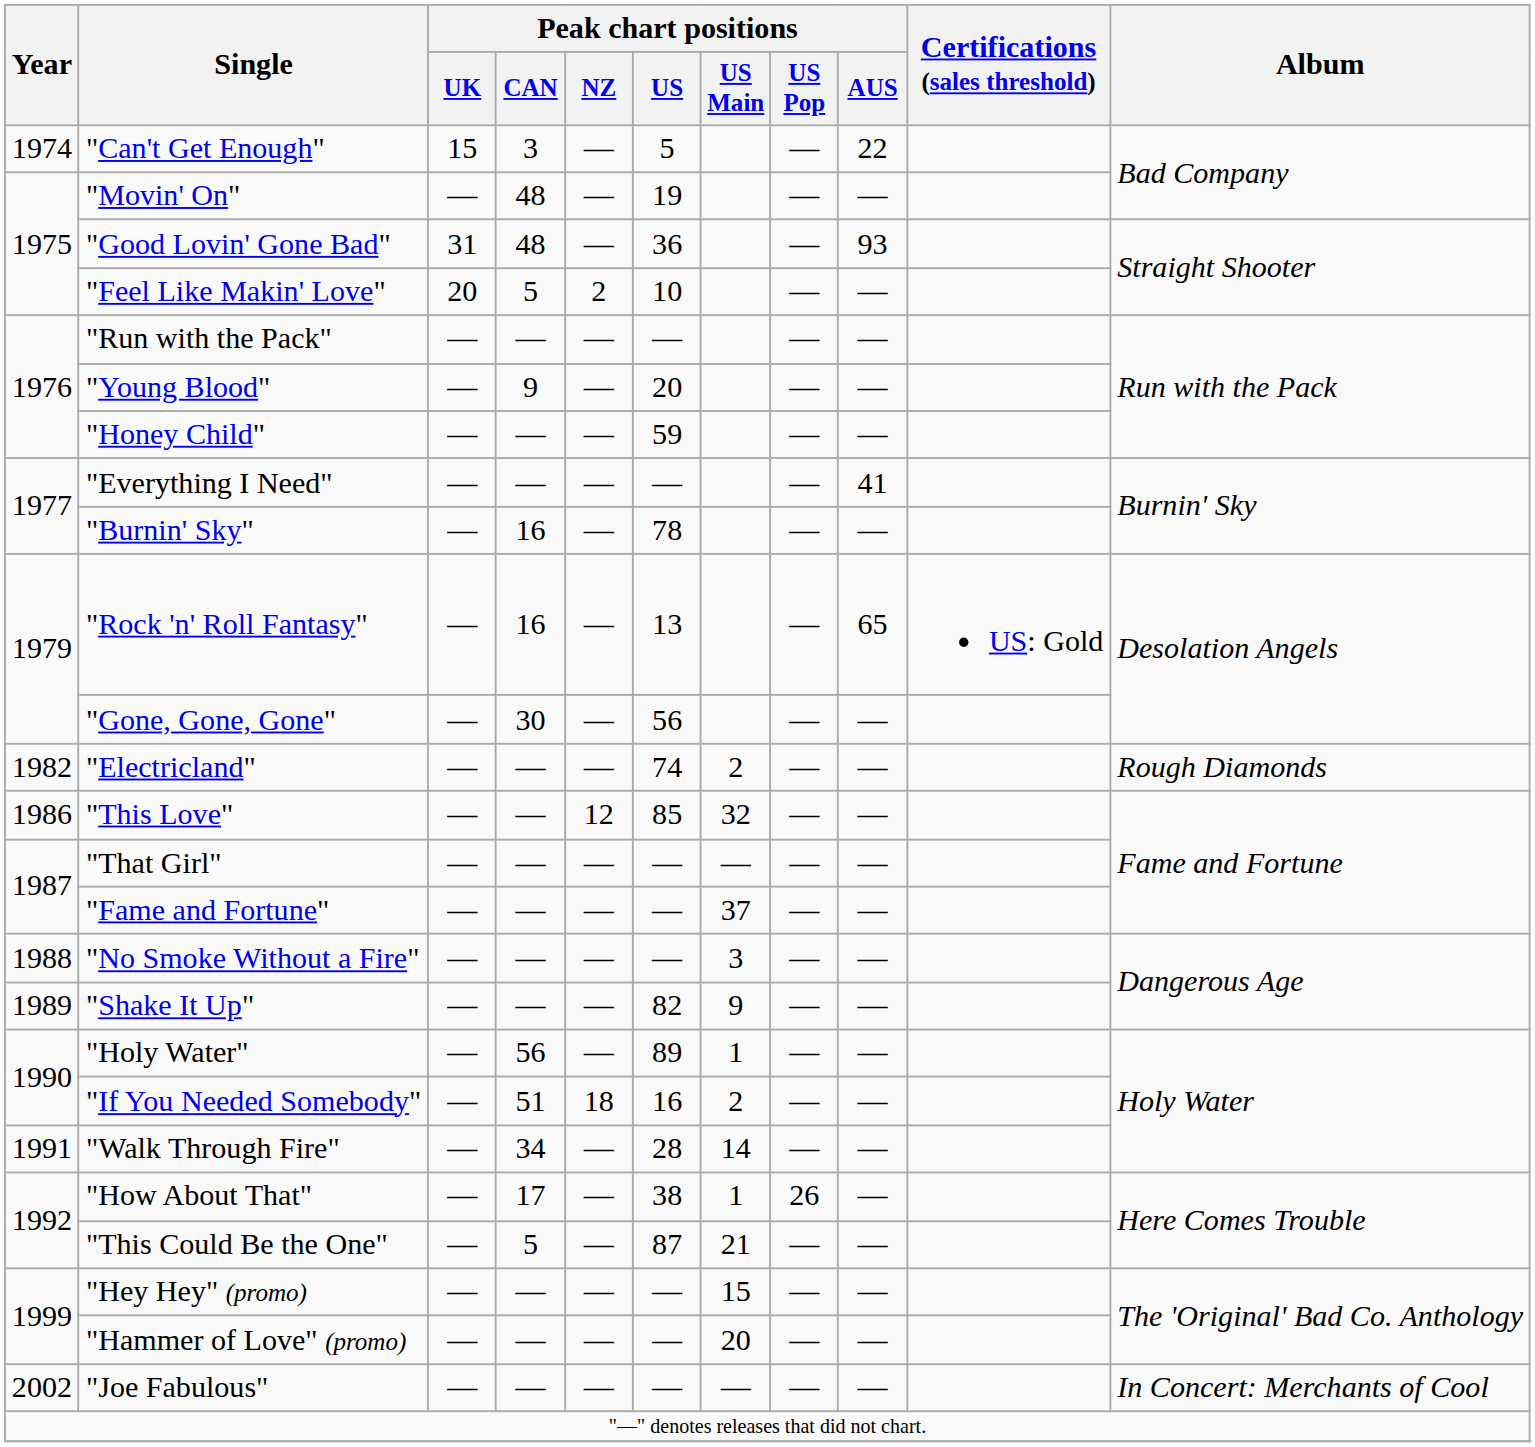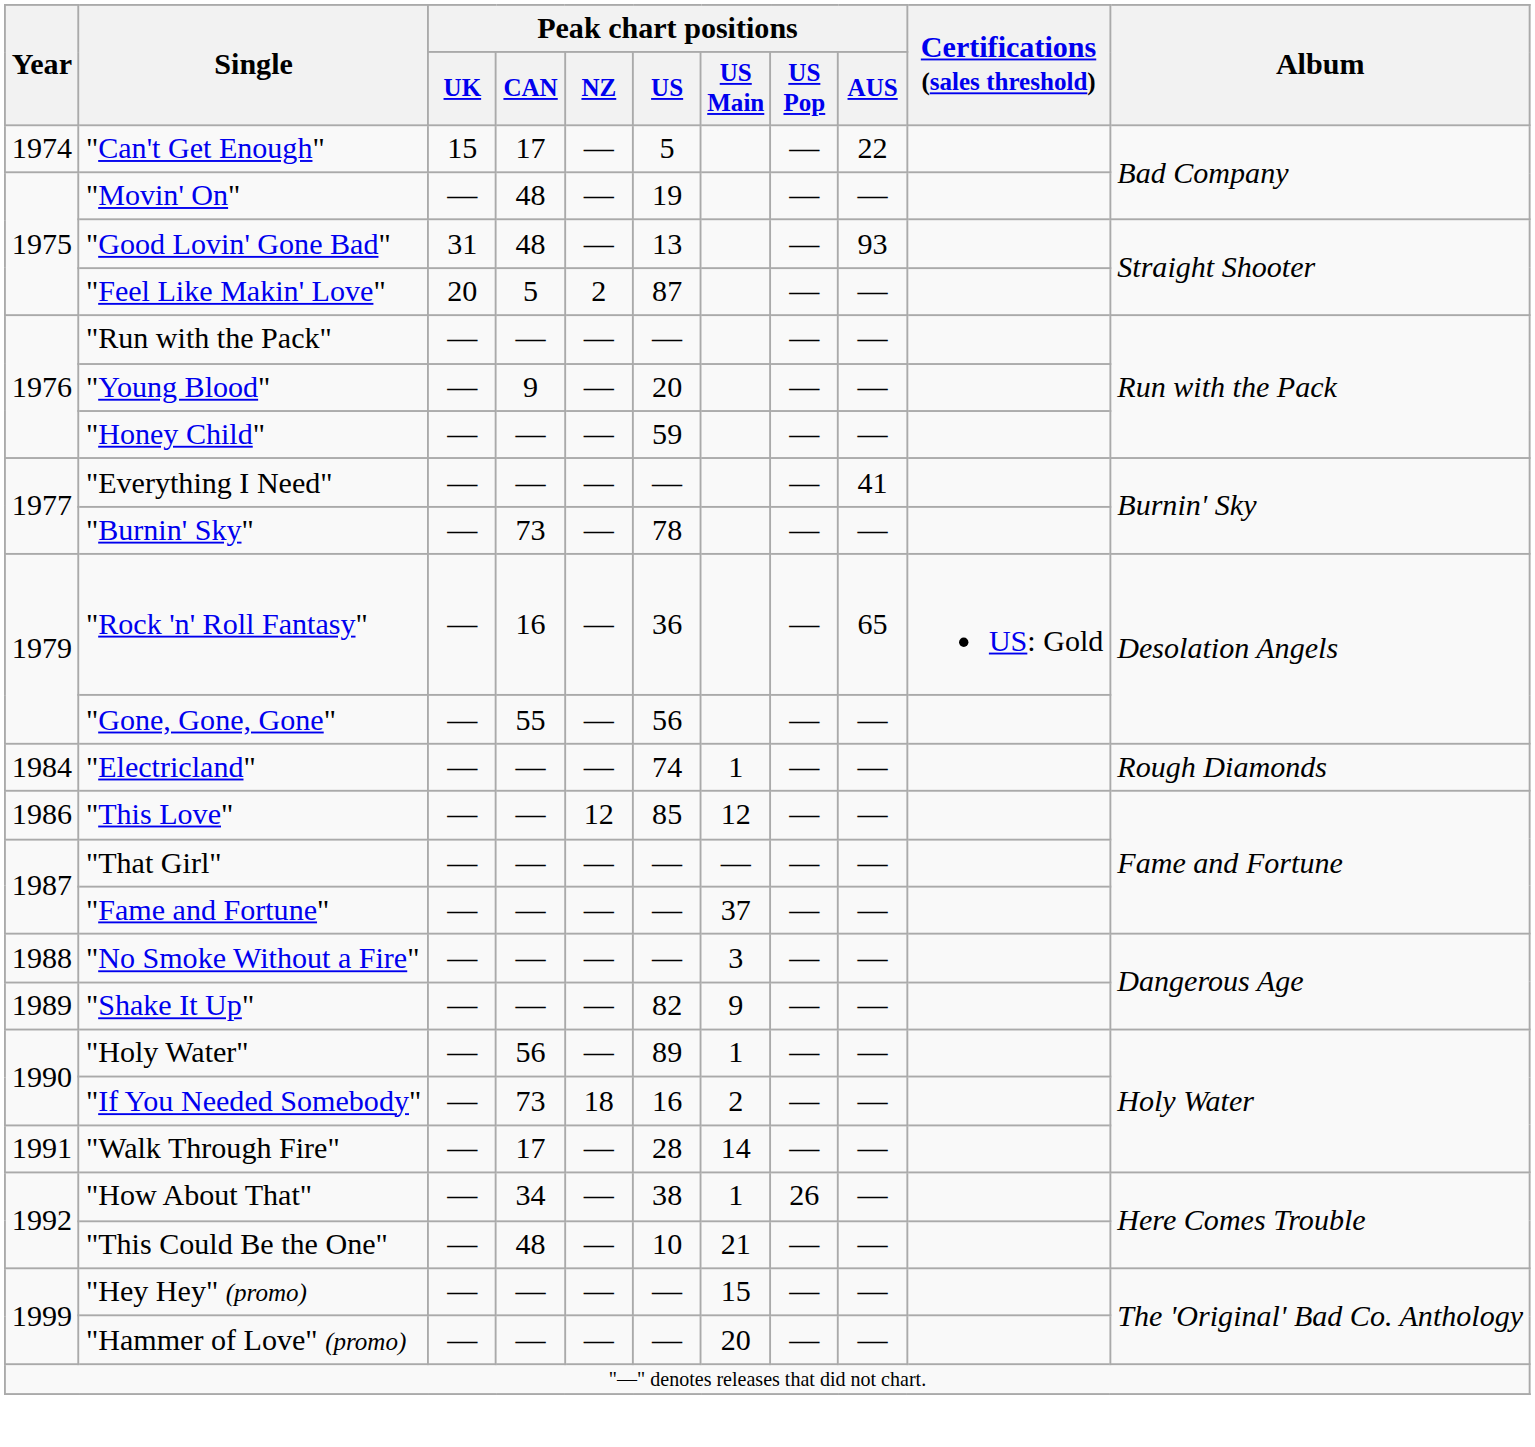(531, 148) 3 -> (531, 148) 17
(667, 243) 36 -> (667, 243) 13
(667, 291) 10 -> (667, 291) 87
(531, 529) 16 -> (531, 529) 73
(667, 624) 13 -> (667, 624) 36
(531, 719) 30 -> (531, 719) 55
(42, 766) 1982 -> (42, 766) 1984
(736, 766) 2 -> (736, 766) 1
(736, 814) 32 -> (736, 814) 12
(531, 1100) 51 -> (531, 1100) 73
(531, 1148) 34 -> (531, 1148) 17
(531, 1196) 17 -> (531, 1196) 34
(531, 1243) 5 -> (531, 1243) 48
(667, 1243) 87 -> (667, 1243) 10
- row: (177, 1387)
